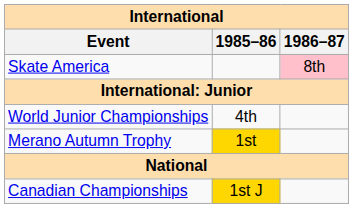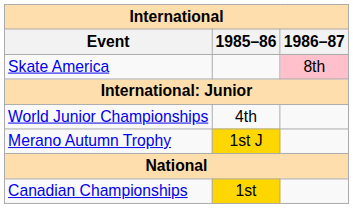(246, 141) 1st -> (246, 141) 1st J
(246, 191) 1st J -> (246, 191) 1st
